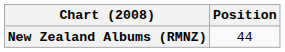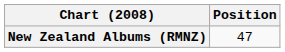(245, 37) 44 -> (245, 37) 47
